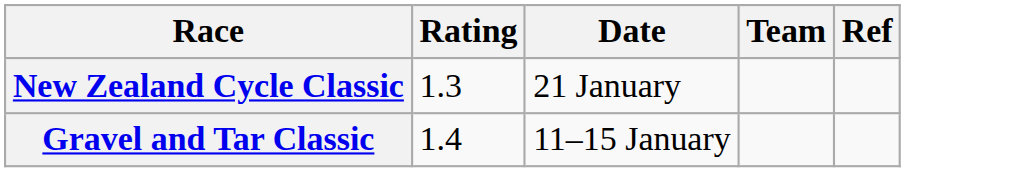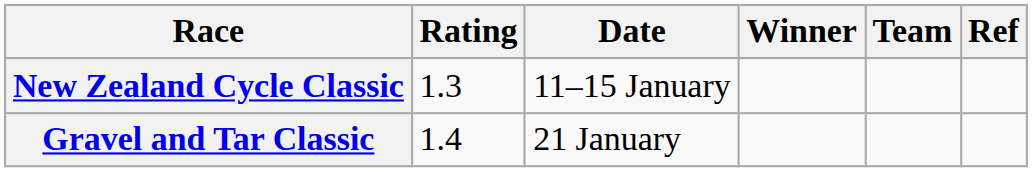+ column: (802, 31)
(607, 85) 21 January -> (632, 85) 11–15 January
(632, 138) 11–15 January -> (607, 138) 21 January
